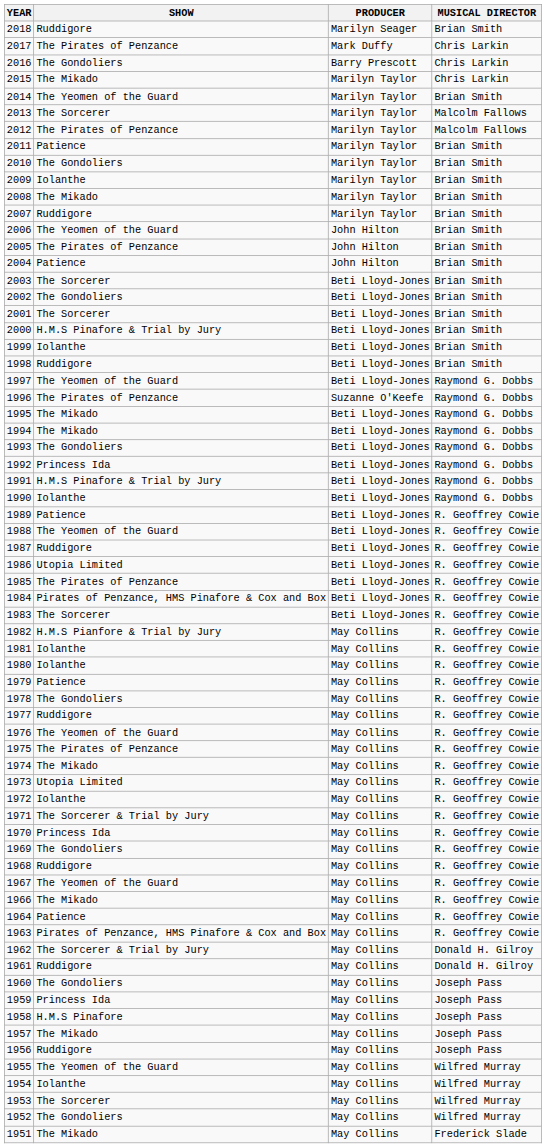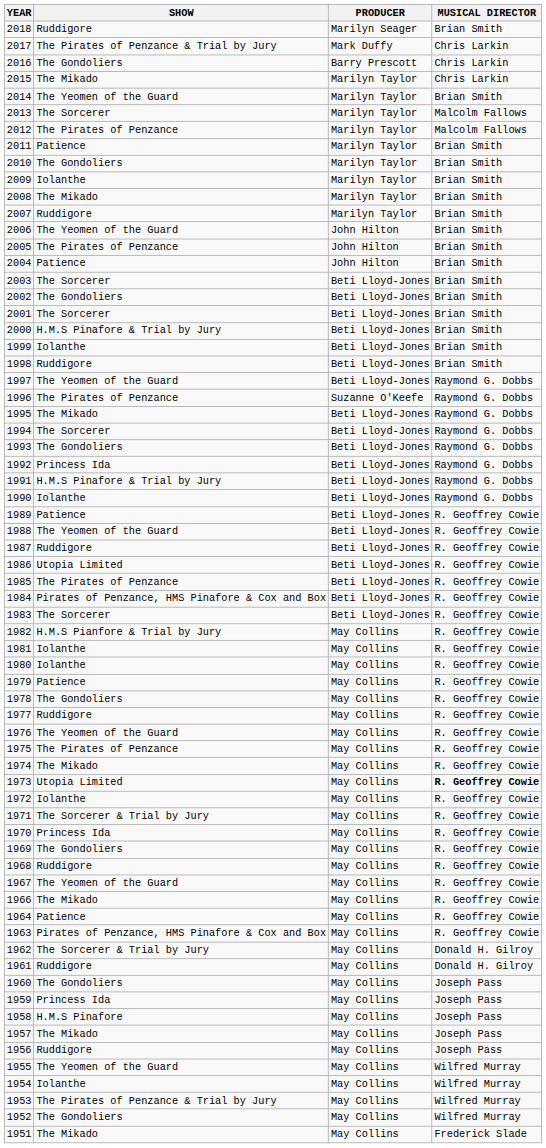(107, 46) The Pirates of Penzance -> (157, 46) The Pirates of Penzance & Trial by Jury
(67, 431) The Mikado -> (73, 431) The Sorcerer
(487, 783) normal -> (487, 783) bold
(73, 1101) The Sorcerer -> (157, 1101) The Pirates of Penzance & Trial by Jury
